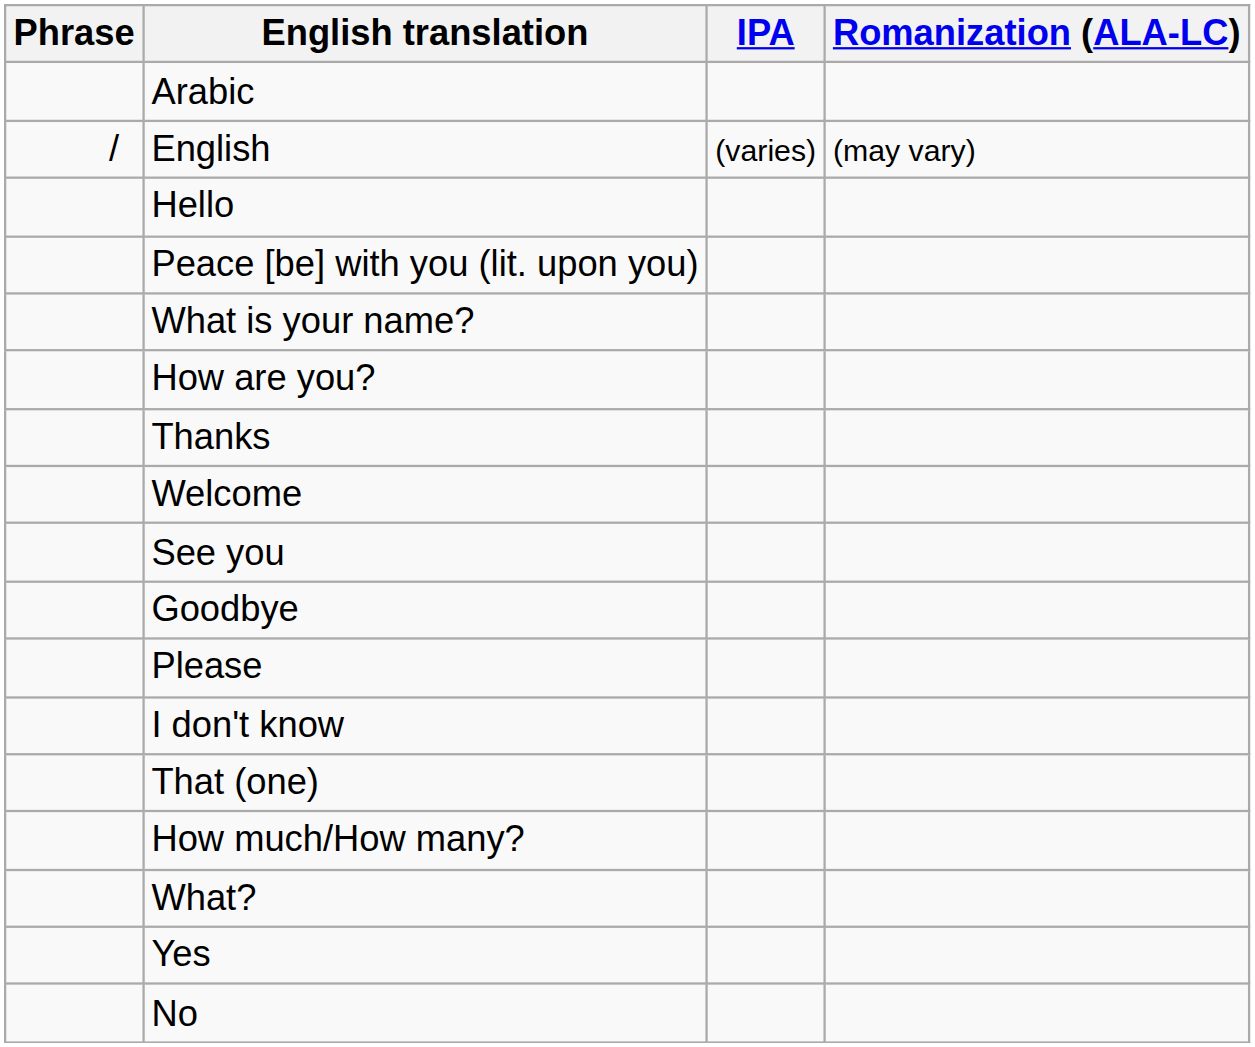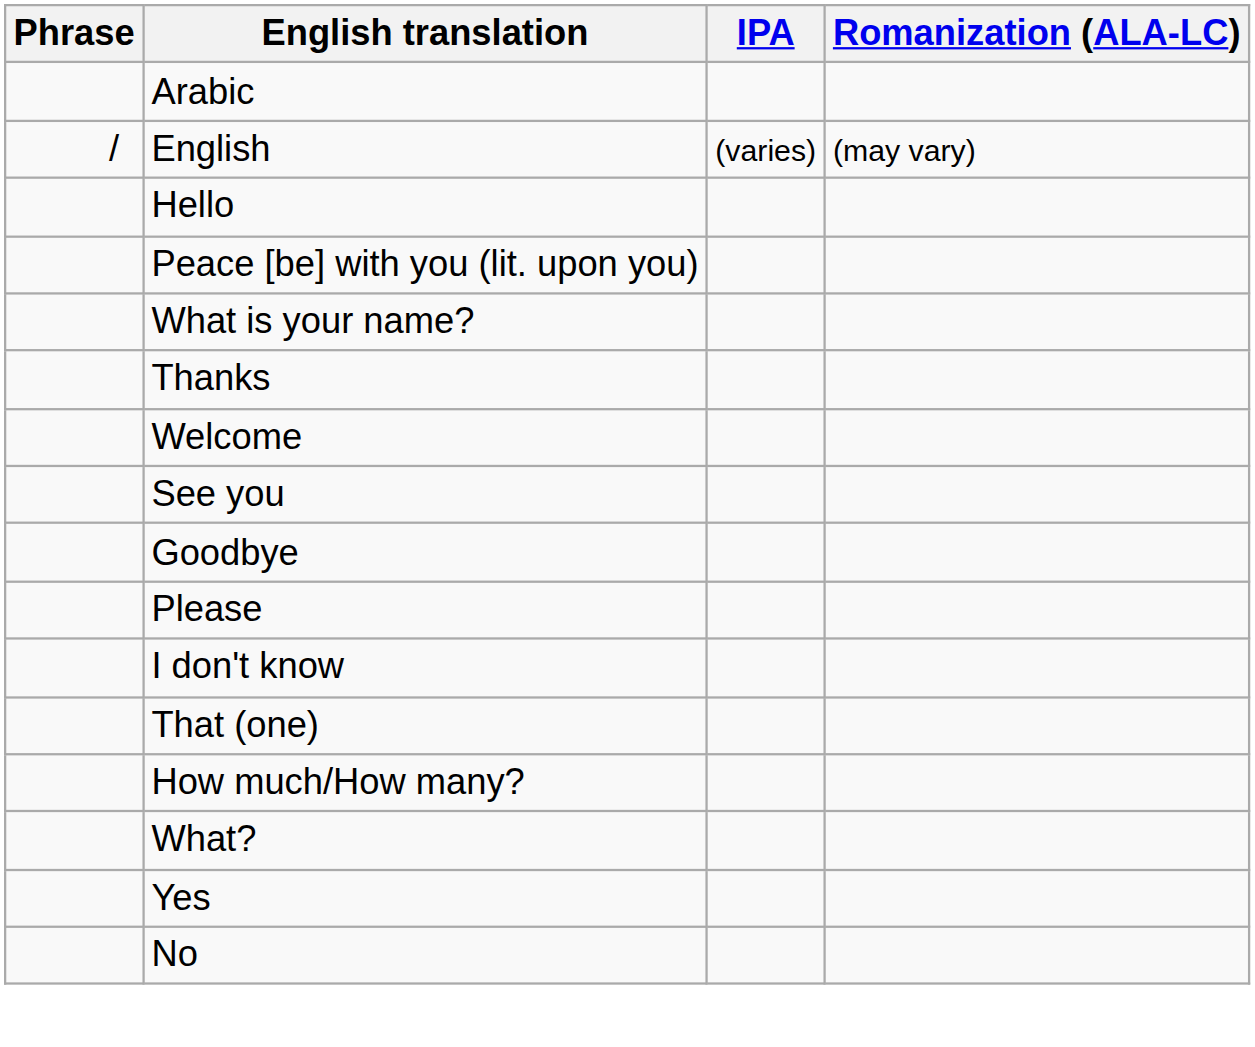- row: (263, 378)
